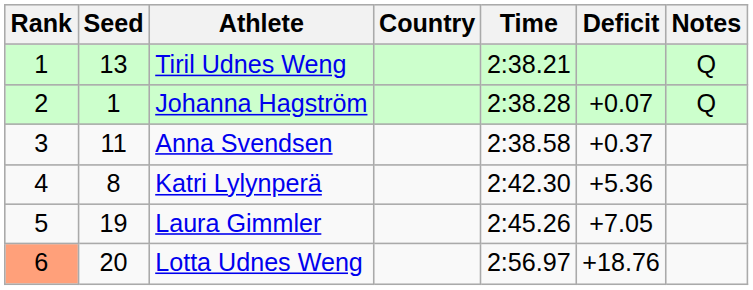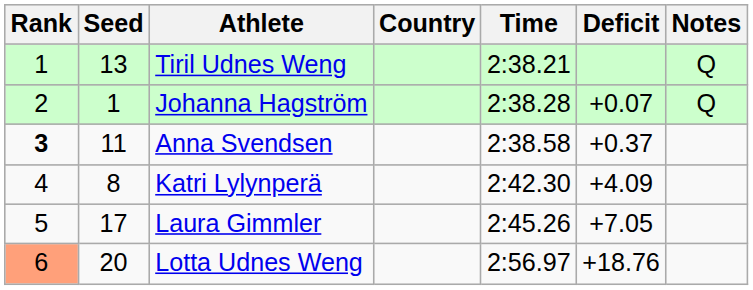(41, 143) normal -> (41, 143) bold
(621, 183) +5.36 -> (621, 183) +4.09
(114, 223) 19 -> (114, 223) 17
